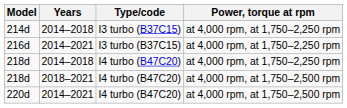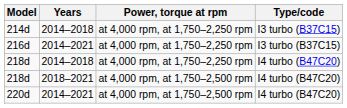columns swapped: (140, 12) <-> (263, 12)
